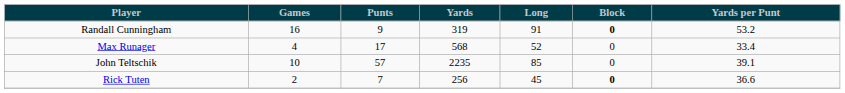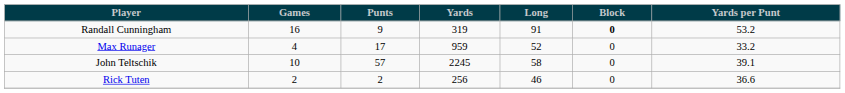(460, 46) 568 -> (460, 46) 959
(746, 46) 33.4 -> (746, 46) 33.2
(460, 63) 2235 -> (460, 63) 2245
(536, 63) 85 -> (536, 63) 58
(380, 79) 7 -> (380, 79) 2
(536, 79) 45 -> (536, 79) 46
(612, 79) bold -> (612, 79) normal
